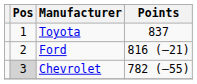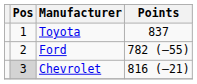(159, 51) 816 (–21) -> (159, 51) 782 (–55)
(159, 70) 782 (–55) -> (159, 70) 816 (–21)
